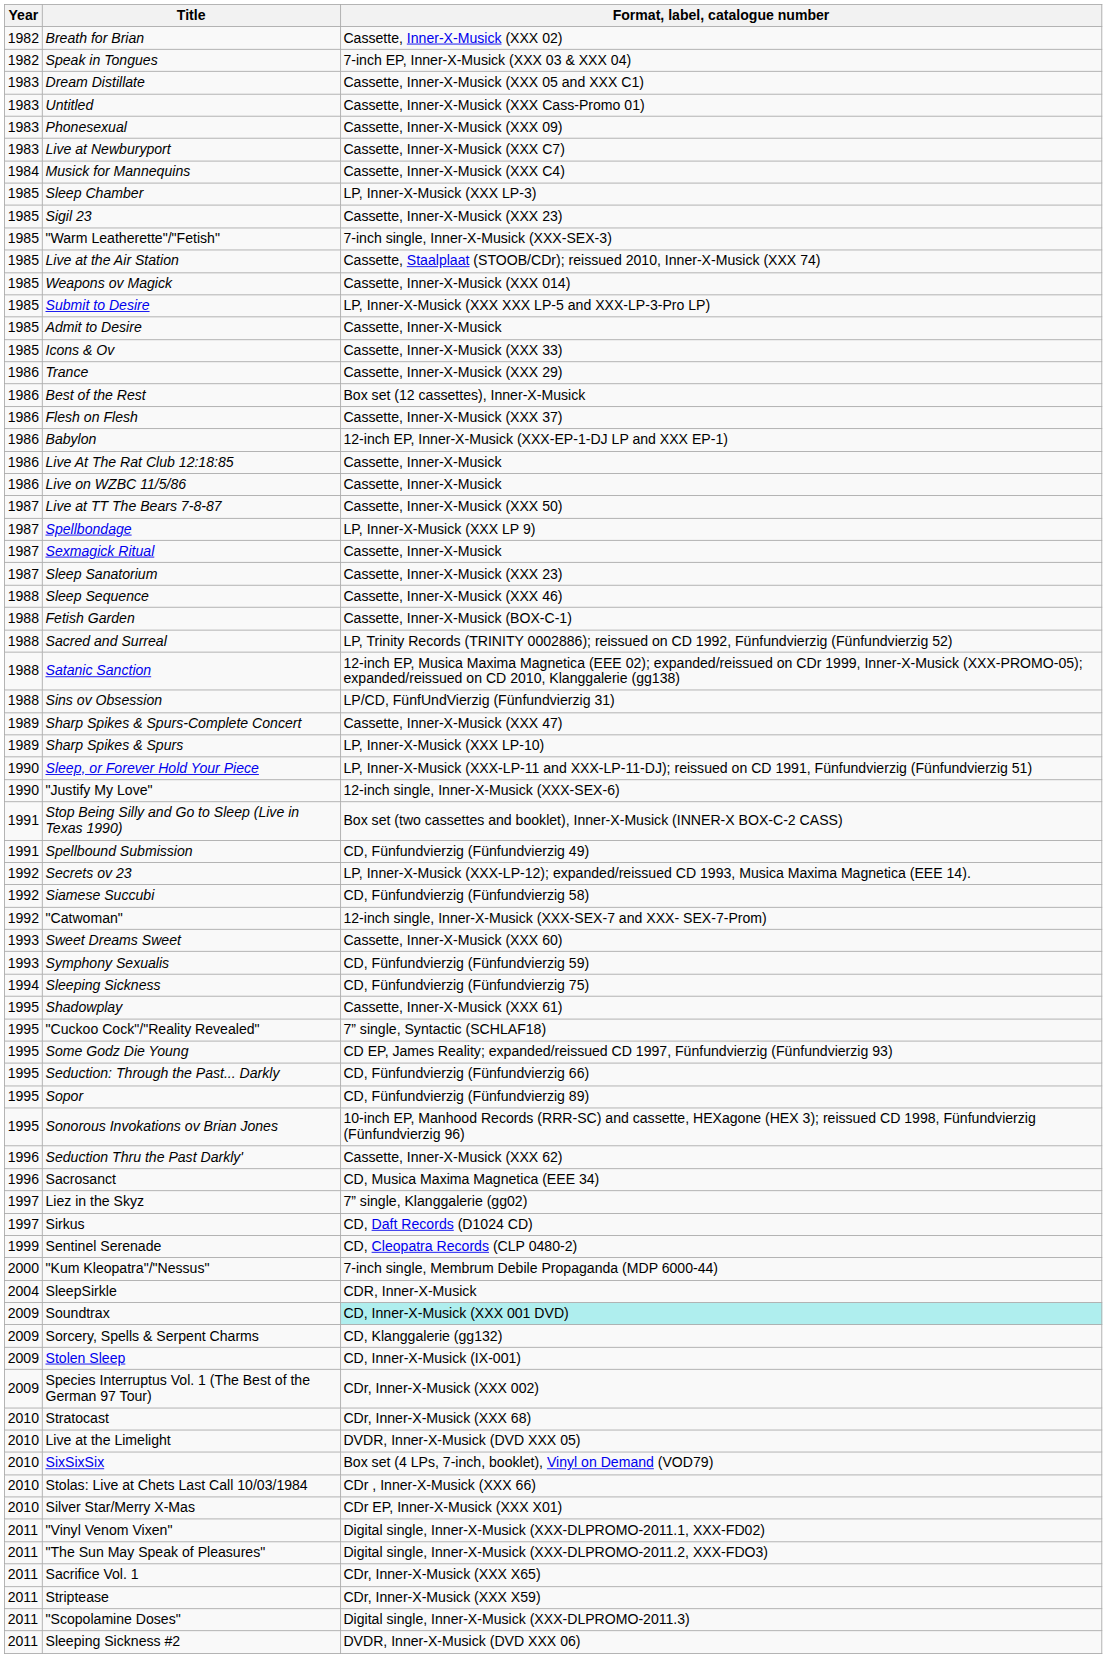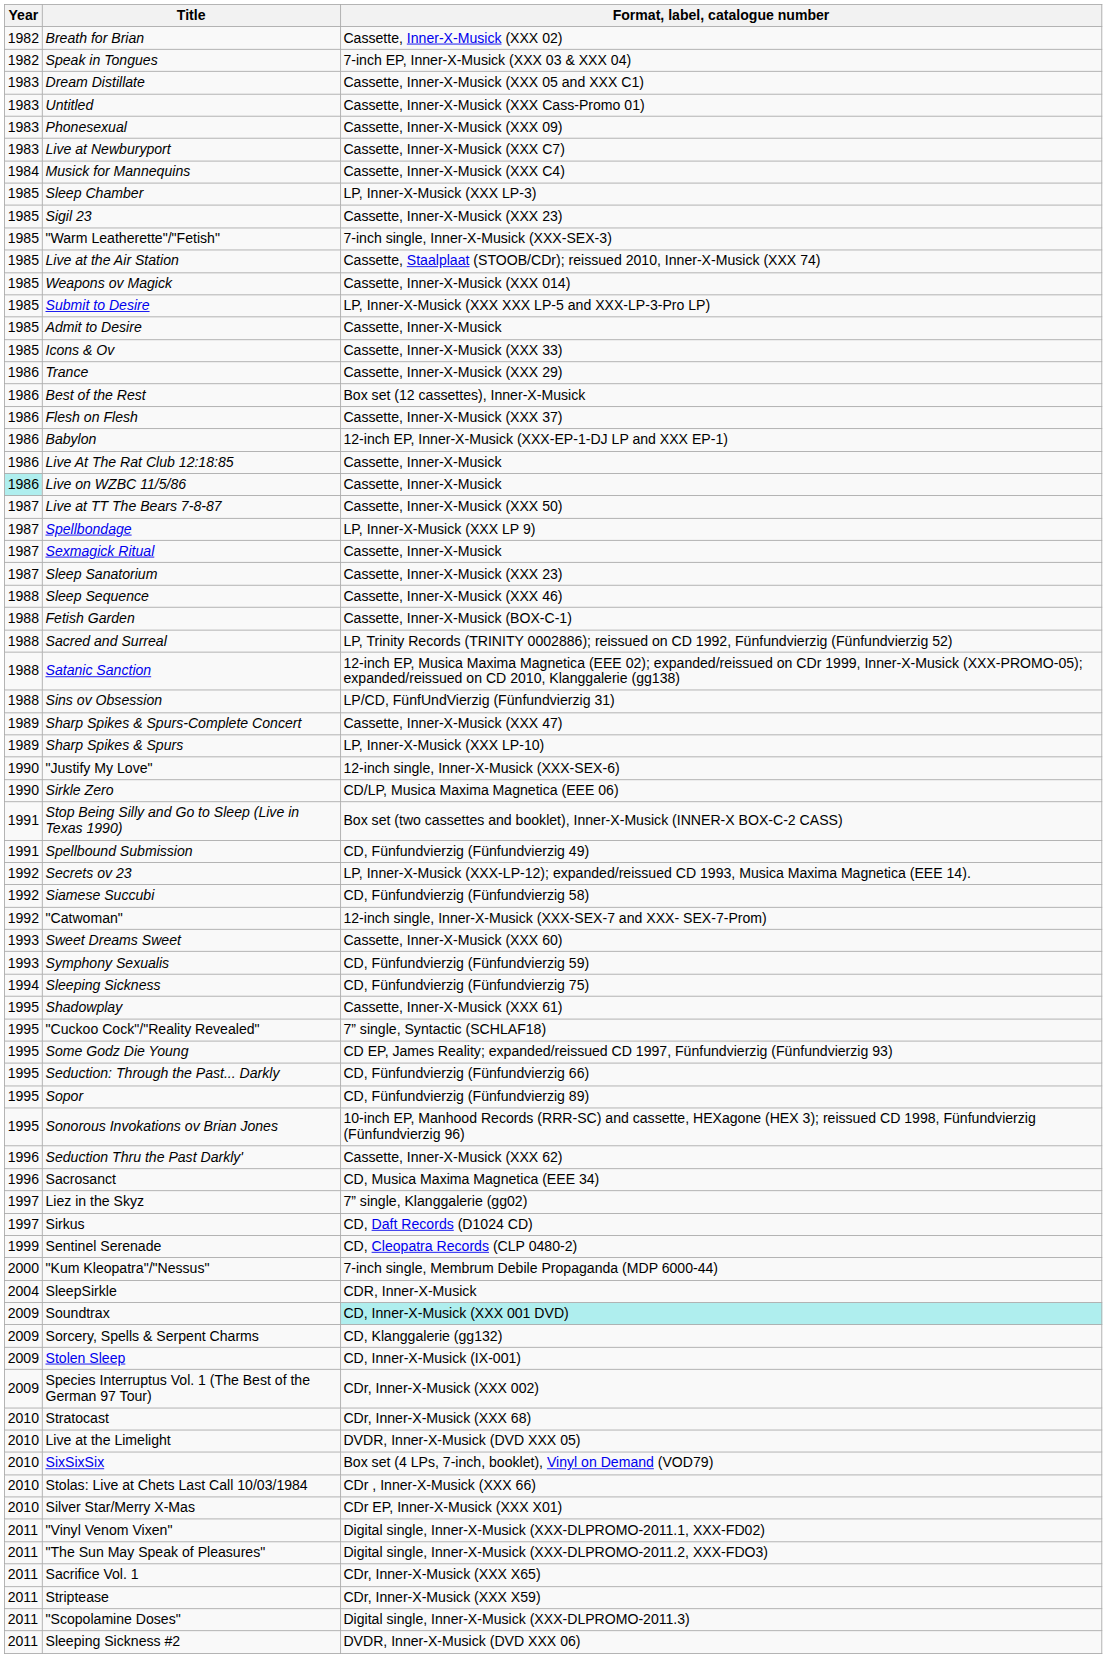(23, 484) no background -> (23, 484) paleturquoise background
- row: (152, 768)
+ row: (80, 790)
